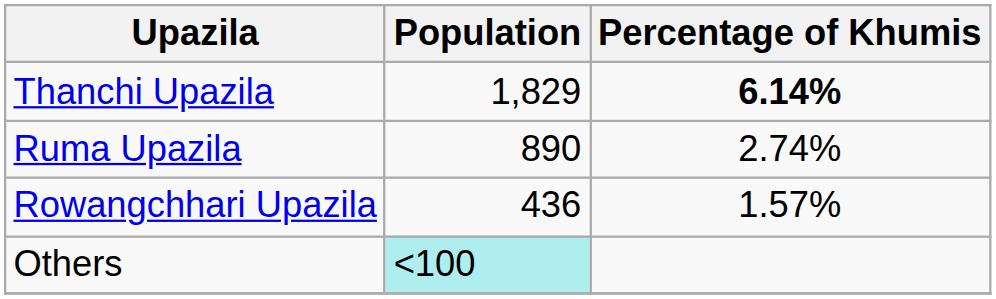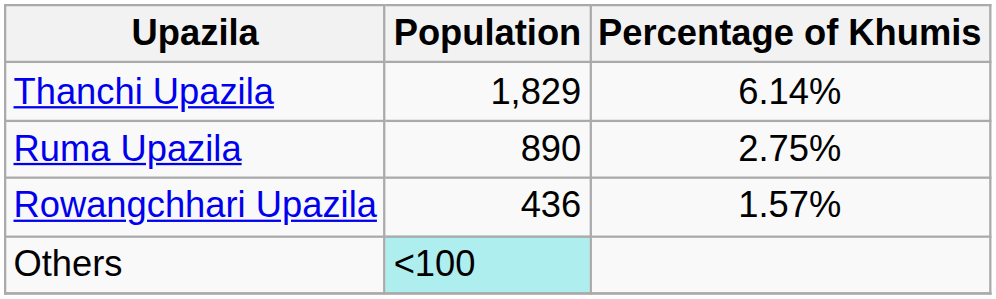(790, 90) bold -> (790, 90) normal
(790, 148) 2.74% -> (790, 148) 2.75%
